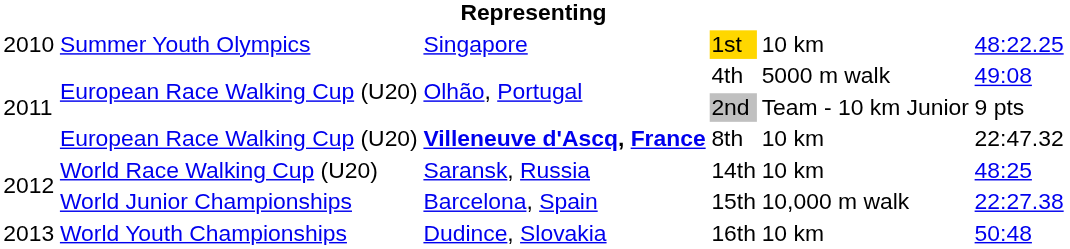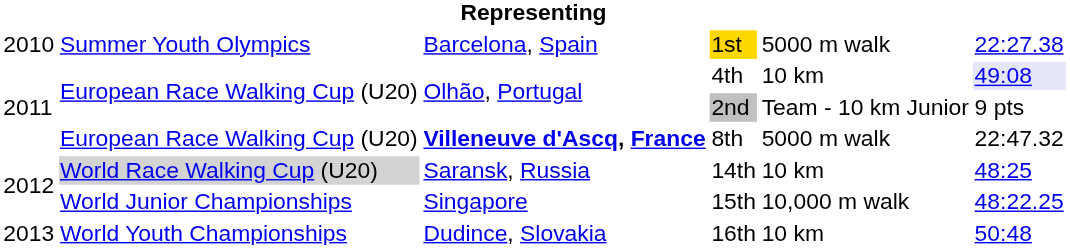(476, 44) Singapore -> (511, 44) Barcelona, Spain
(793, 44) 10 km -> (826, 44) 5000 m walk
(1019, 44) 48:22.25 -> (1019, 44) 22:27.38
(826, 75) 5000 m walk -> (793, 75) 10 km
(1003, 75) no background -> (1003, 75) lavender background
(793, 138) 10 km -> (826, 138) 5000 m walk
(219, 170) no background -> (219, 170) lightgrey background
(511, 201) Barcelona, Spain -> (476, 201) Singapore
(1019, 201) 22:27.38 -> (1019, 201) 48:22.25
